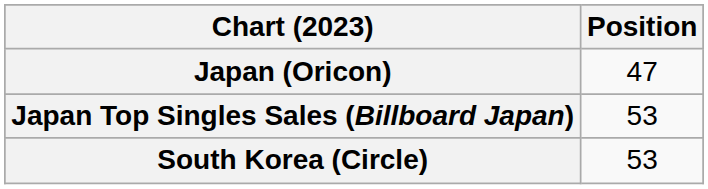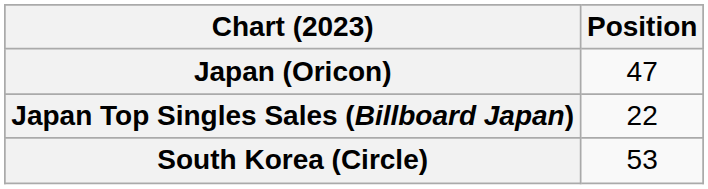(642, 115) 53 -> (642, 115) 22
